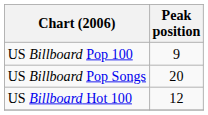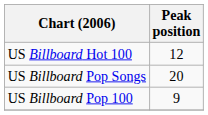rows swapped: (70, 98) <-> (70, 53)
